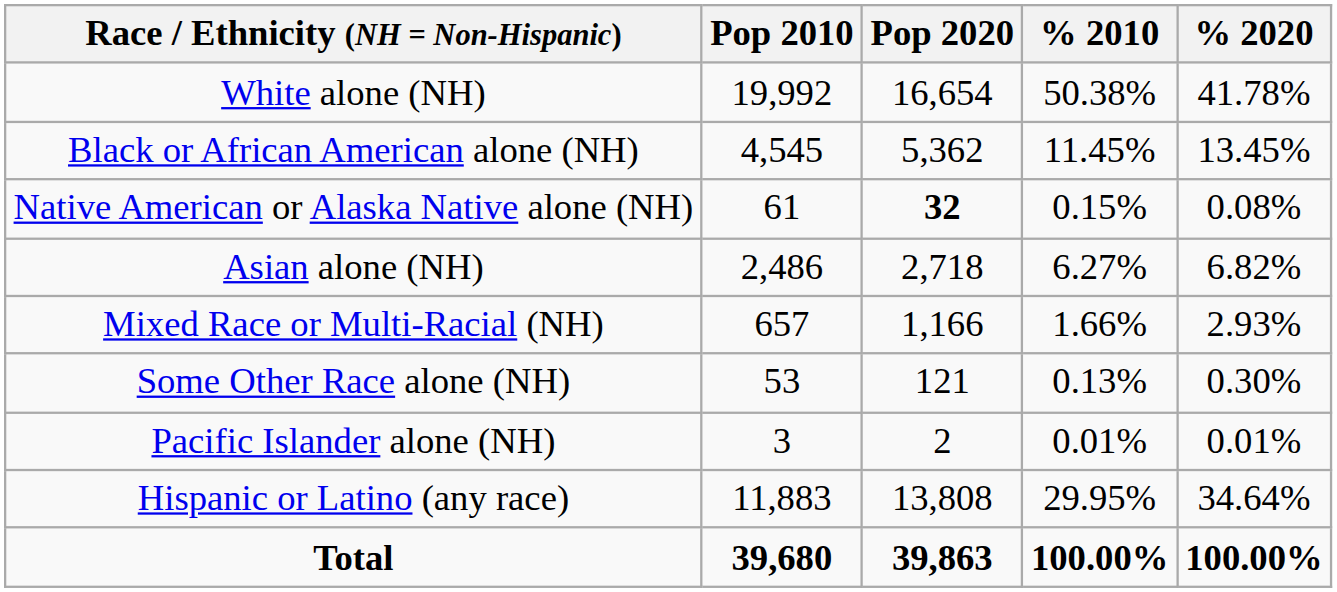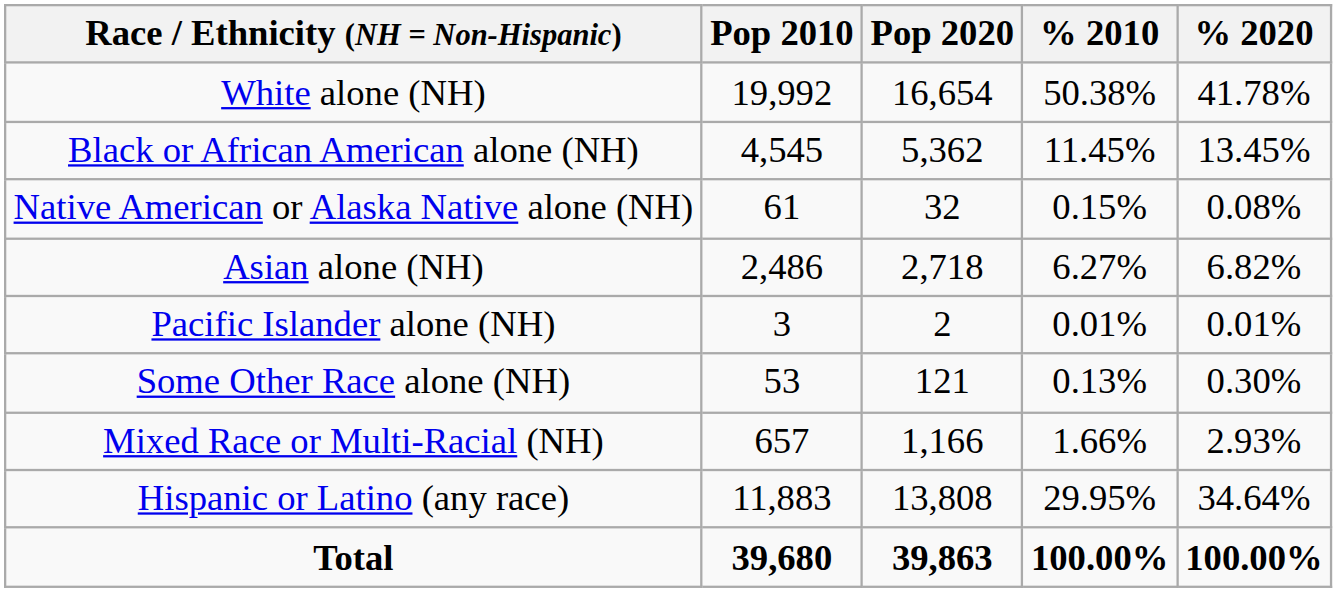(942, 207) bold -> (942, 207) normal
rows swapped: (353, 440) <-> (353, 324)
